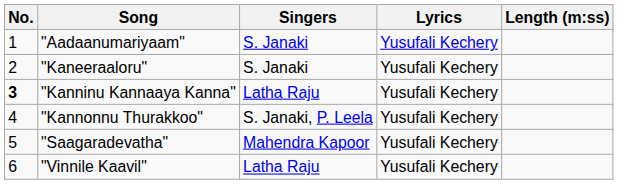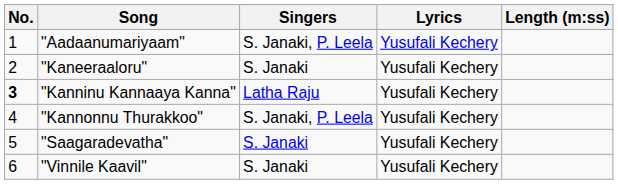(276, 42) S. Janaki -> (308, 42) S. Janaki, P. Leela
(306, 142) Mahendra Kapoor -> (276, 142) S. Janaki
(281, 167) Latha Raju -> (276, 167) S. Janaki
